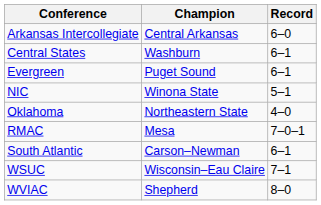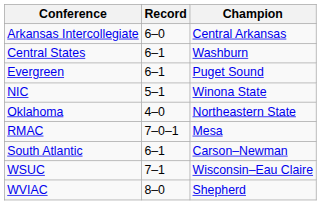columns swapped: (205, 14) <-> (292, 14)
